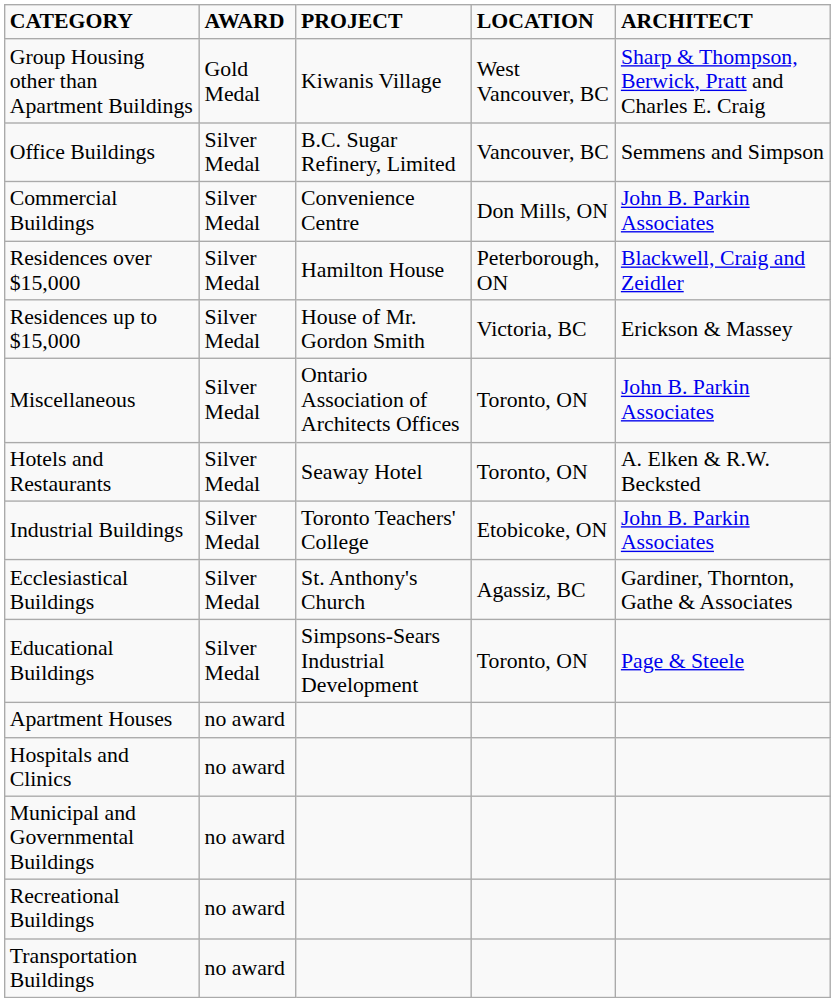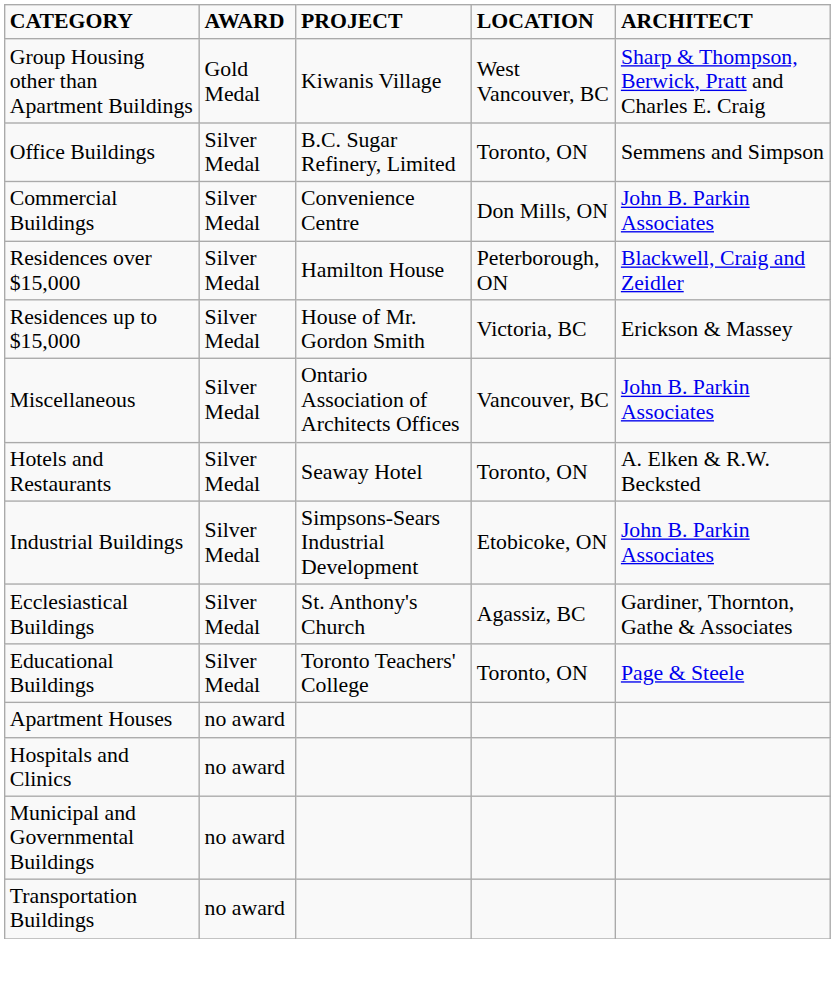(543, 151) Vancouver, BC -> (532, 151) Toronto, ON
(532, 400) Toronto, ON -> (543, 400) Vancouver, BC
(378, 530) Toronto Teachers' College -> (371, 542) Simpsons-Sears Industrial Development
(371, 660) Simpsons-Sears Industrial Development -> (378, 672) Toronto Teachers' College
- row: (65, 908)
